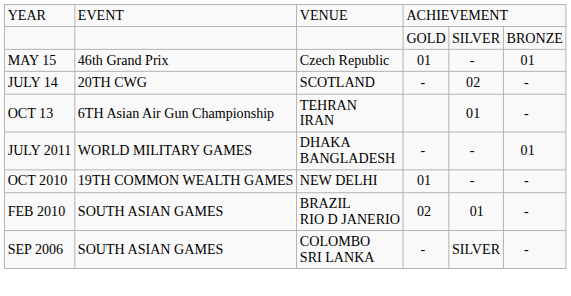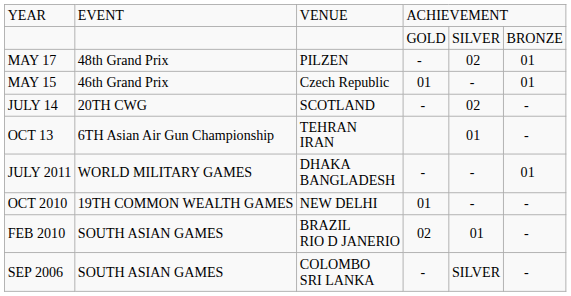+ row: (32, 60)
